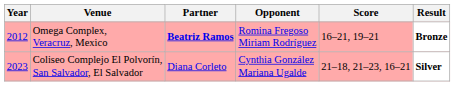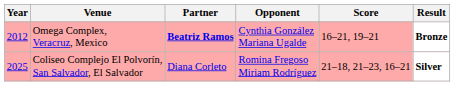(277, 37) Romina Fregoso Miriam Rodríguez -> (276, 37) Cynthia González Mariana Ugalde
(17, 66) 2023 -> (17, 66) 2025
(276, 66) Cynthia González Mariana Ugalde -> (277, 66) Romina Fregoso Miriam Rodríguez
